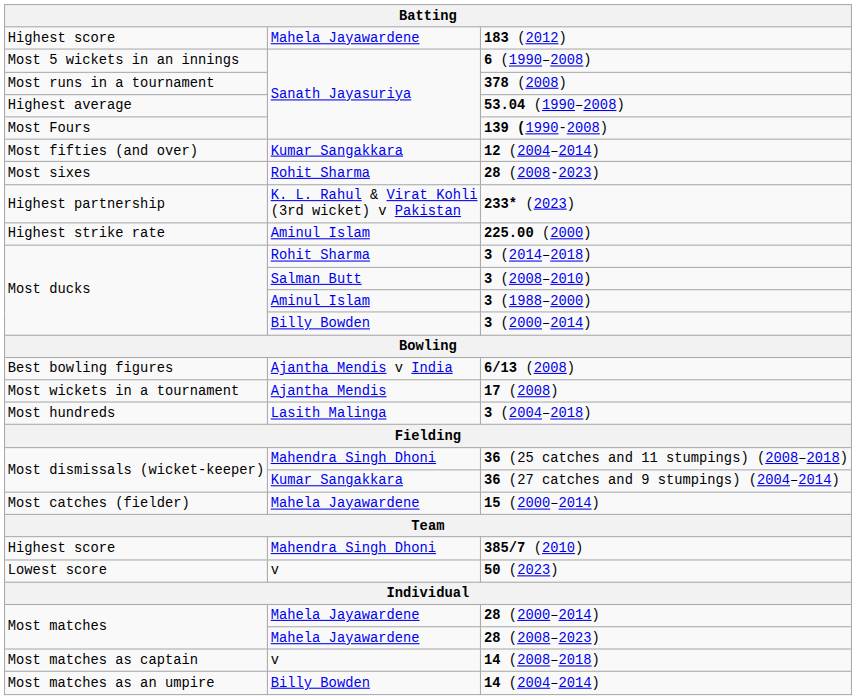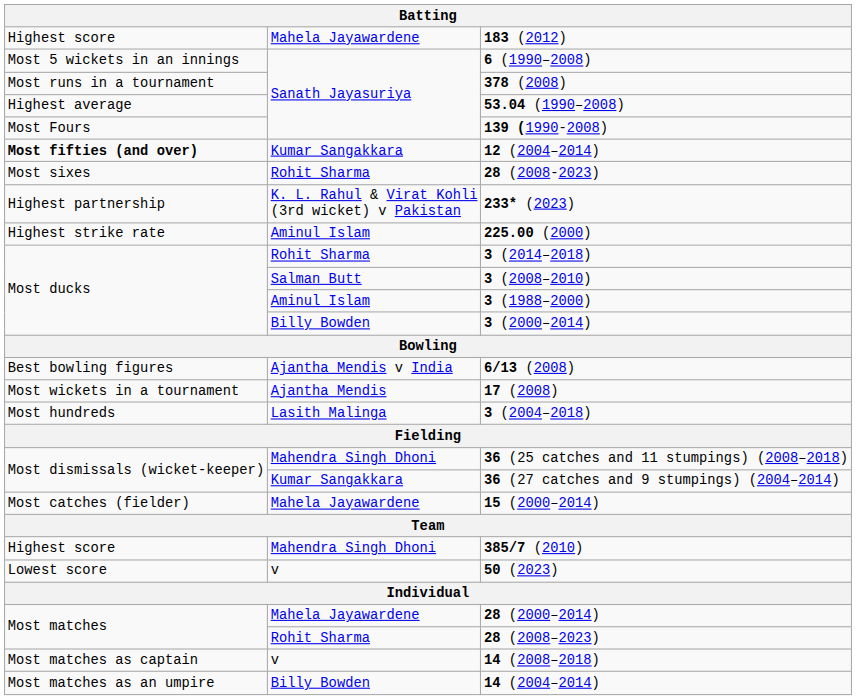(103, 151) normal -> (103, 151) bold
(345, 638) Mahela Jayawardene -> (320, 638) Rohit Sharma
